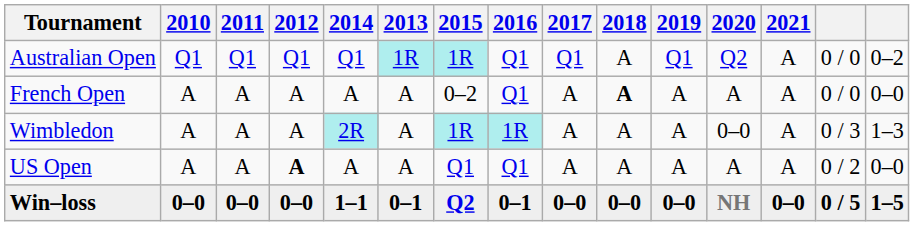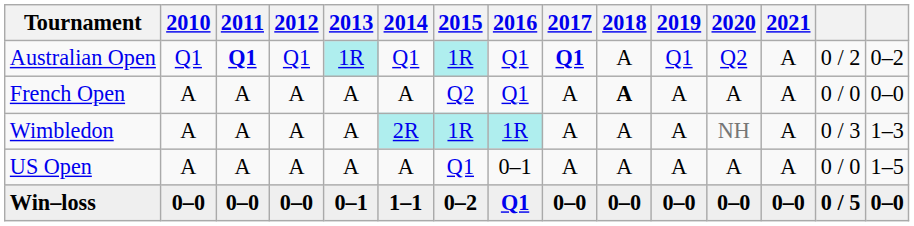columns swapped: (406, 22) <-> (351, 22)
(242, 58) normal -> (242, 58) bold
(570, 58) normal -> (570, 58) bold
(841, 58) 0 / 0 -> (841, 58) 0 / 2
(460, 94) 0–2 -> (460, 94) Q2
(734, 130) 0–0 -> (734, 130) NH
(296, 166) bold -> (296, 166) normal
(515, 166) Q1 -> (515, 166) 0–1
(841, 166) 0 / 2 -> (841, 166) 0 / 0
(887, 166) 0–0 -> (887, 166) 1–5
(460, 202) Q2 -> (460, 202) 0–2
(515, 202) 0–1 -> (515, 202) Q1
(734, 202) NH -> (734, 202) 0–0
(887, 202) 1–5 -> (887, 202) 0–0
